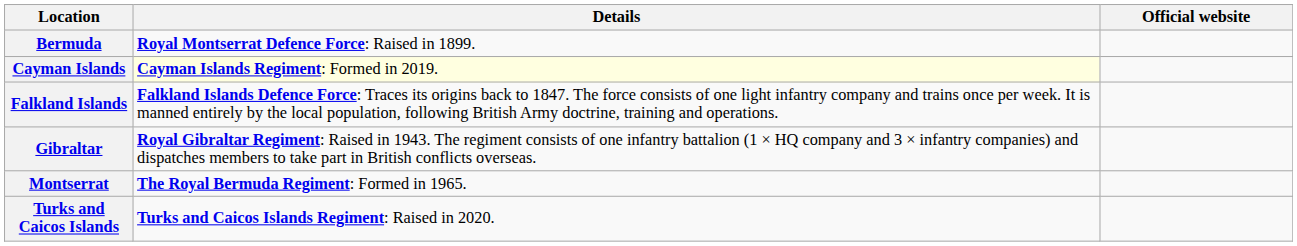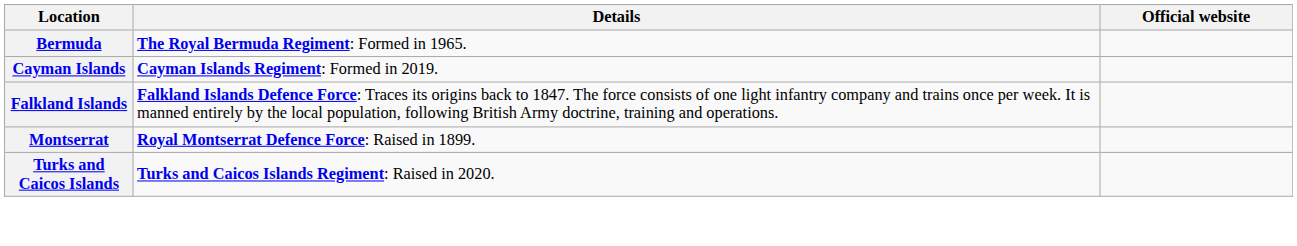(306, 43) Royal Montserrat Defence Force: Raised in 1899. -> (302, 43) The Royal Bermuda Regiment: Formed in 1965.
(288, 69) lightyellow background -> (288, 69) no background
- row: (69, 148)
(302, 183) The Royal Bermuda Regiment: Formed in 1965. -> (306, 139) Royal Montserrat Defence Force: Raised in 1899.
